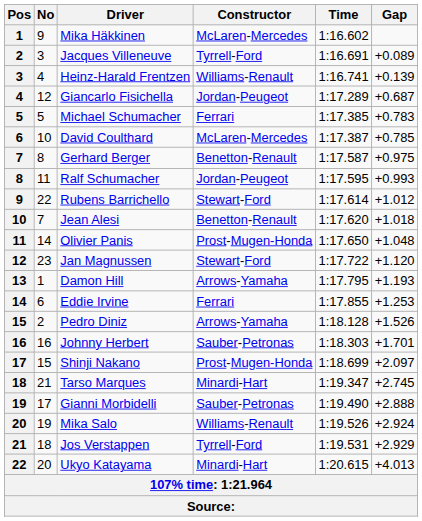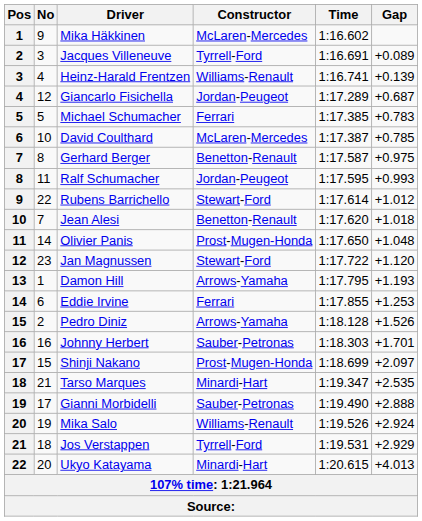(395, 383) +2.745 -> (395, 383) +2.535
